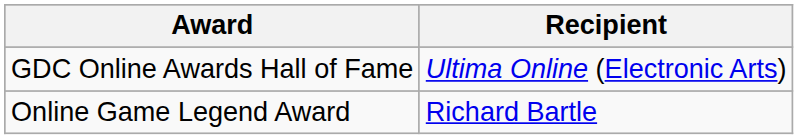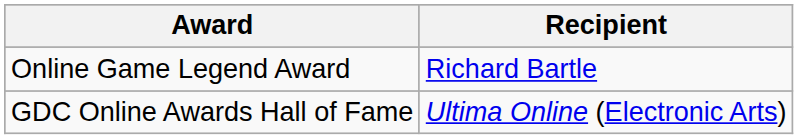rows swapped: (181, 111) <-> (212, 68)
